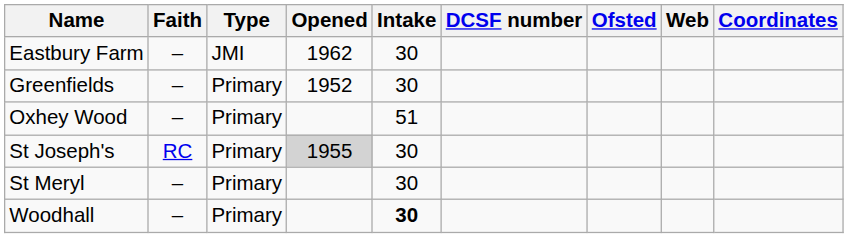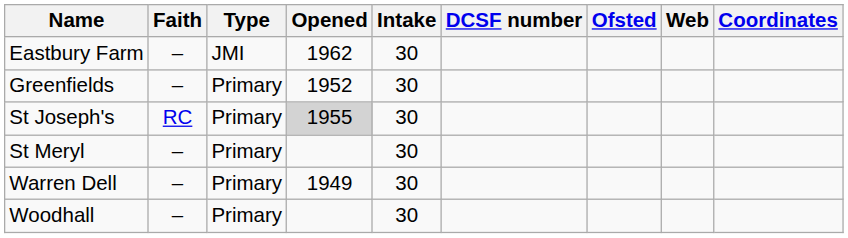- row: (68, 118)
+ row: (63, 183)
(407, 215) bold -> (407, 215) normal
